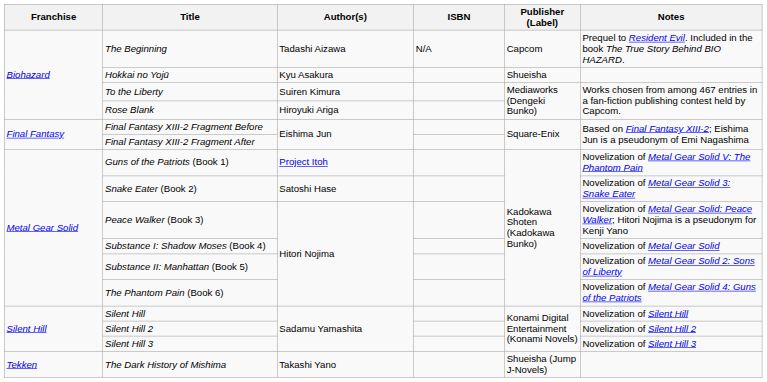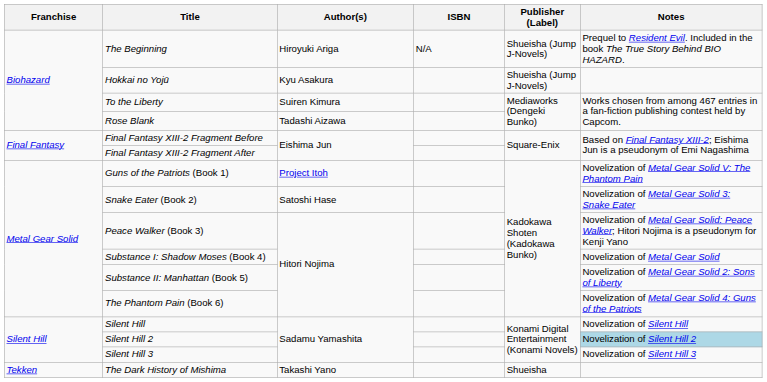(312, 48) Tadashi Aizawa -> (309, 48) Hiroyuki Ariga
(525, 48) Capcom -> (541, 48) Shueisha (Jump J-Novels)
(527, 74) Shueisha -> (541, 80) Shueisha (Jump J-Novels)
(309, 110) Hiroyuki Ariga -> (312, 120) Tadashi Aizawa
(639, 328) no background -> (639, 339) lightblue background
(541, 364) Shueisha (Jump J-Novels) -> (527, 370) Shueisha
